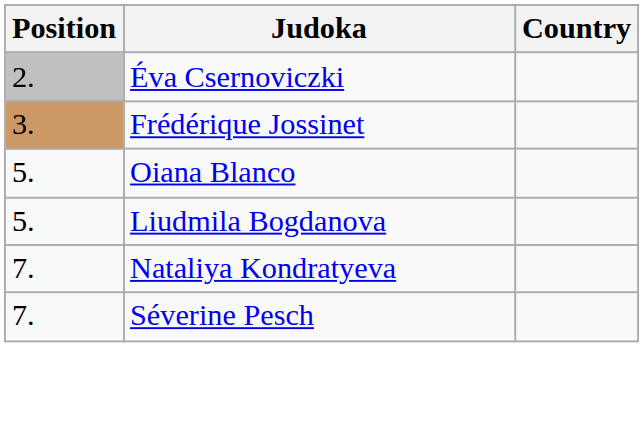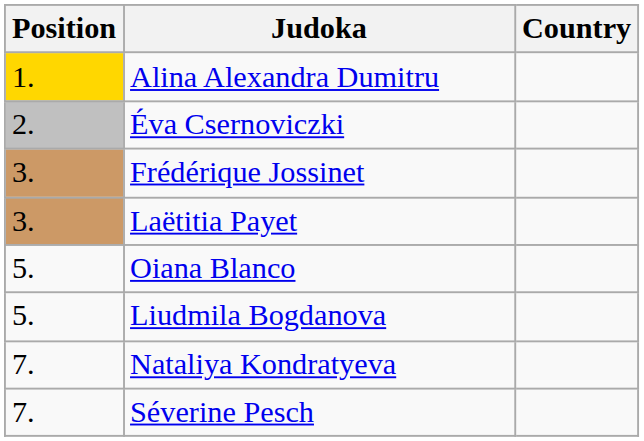+ row: (285, 76)
+ row: (214, 220)
